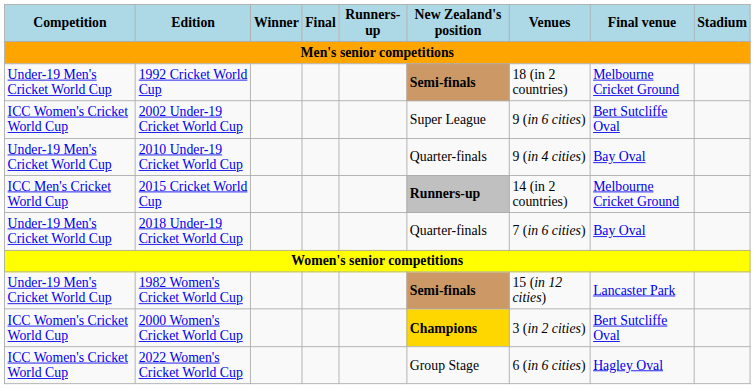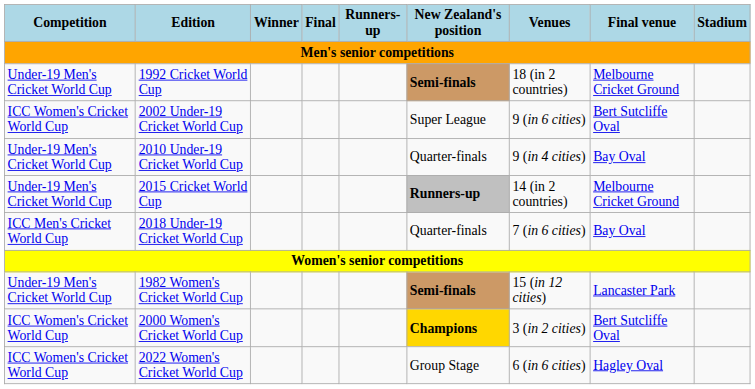(59, 194) ICC Men's Cricket World Cup -> (60, 194) Under-19 Men's Cricket World Cup
(60, 231) Under-19 Men's Cricket World Cup -> (59, 231) ICC Men's Cricket World Cup
